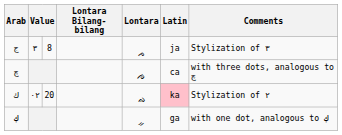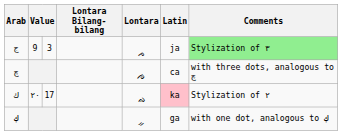(35, 48) ٣ -> (35, 48) 9
(49, 48) 8 -> (49, 48) 3
(230, 48) no background -> (230, 48) lightgreen background
(35, 95) ٠٢ -> (35, 95) ٢٠
(49, 95) 20 -> (49, 95) 17
